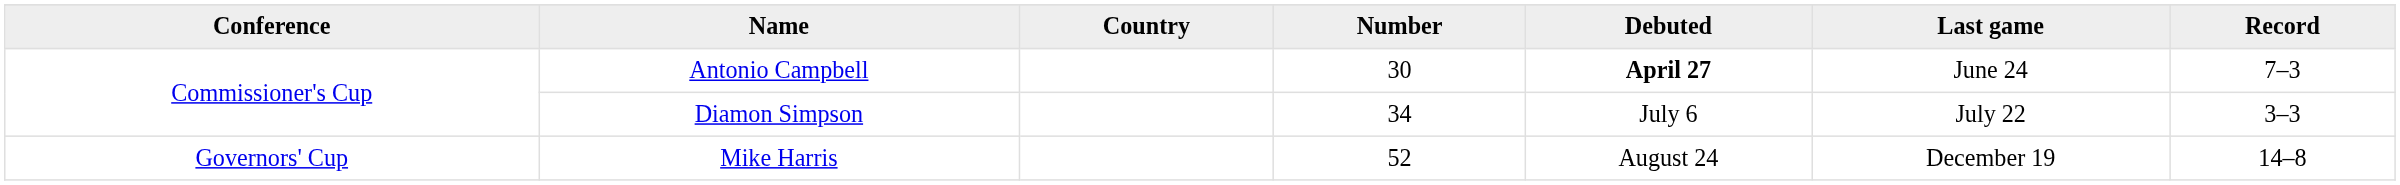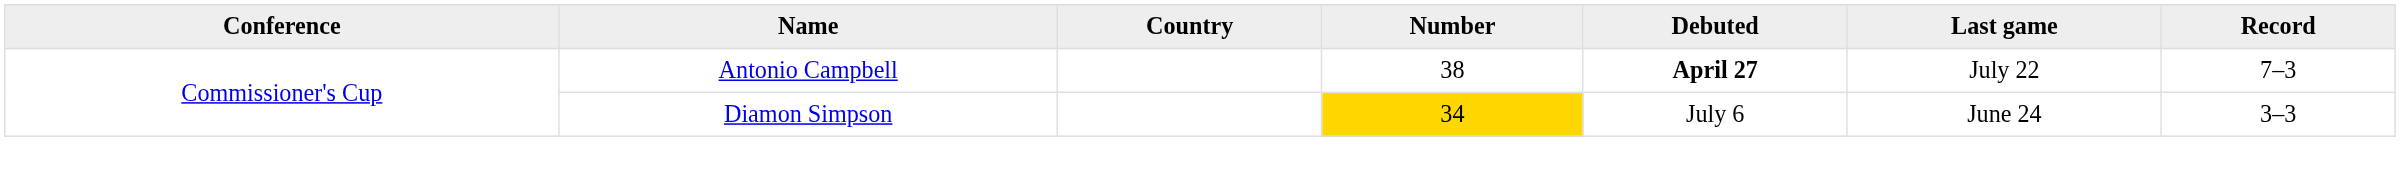(1400, 70) 30 -> (1452, 70) 38
(1991, 70) June 24 -> (2004, 70) July 22
(1400, 113) no background -> (1452, 113) gold background
(1991, 113) July 22 -> (2004, 113) June 24
- row: (779, 157)
